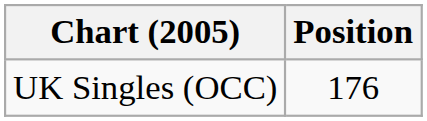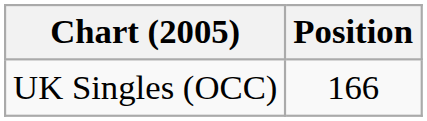(353, 87) 176 -> (353, 87) 166
